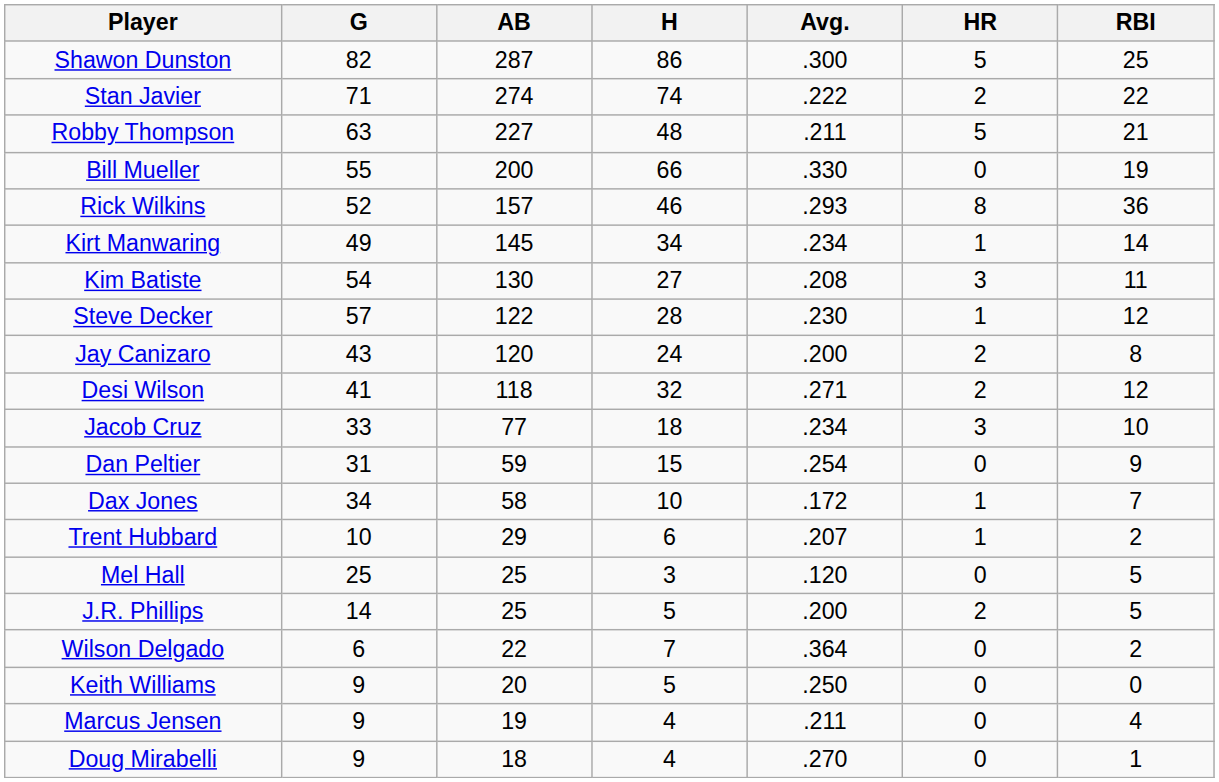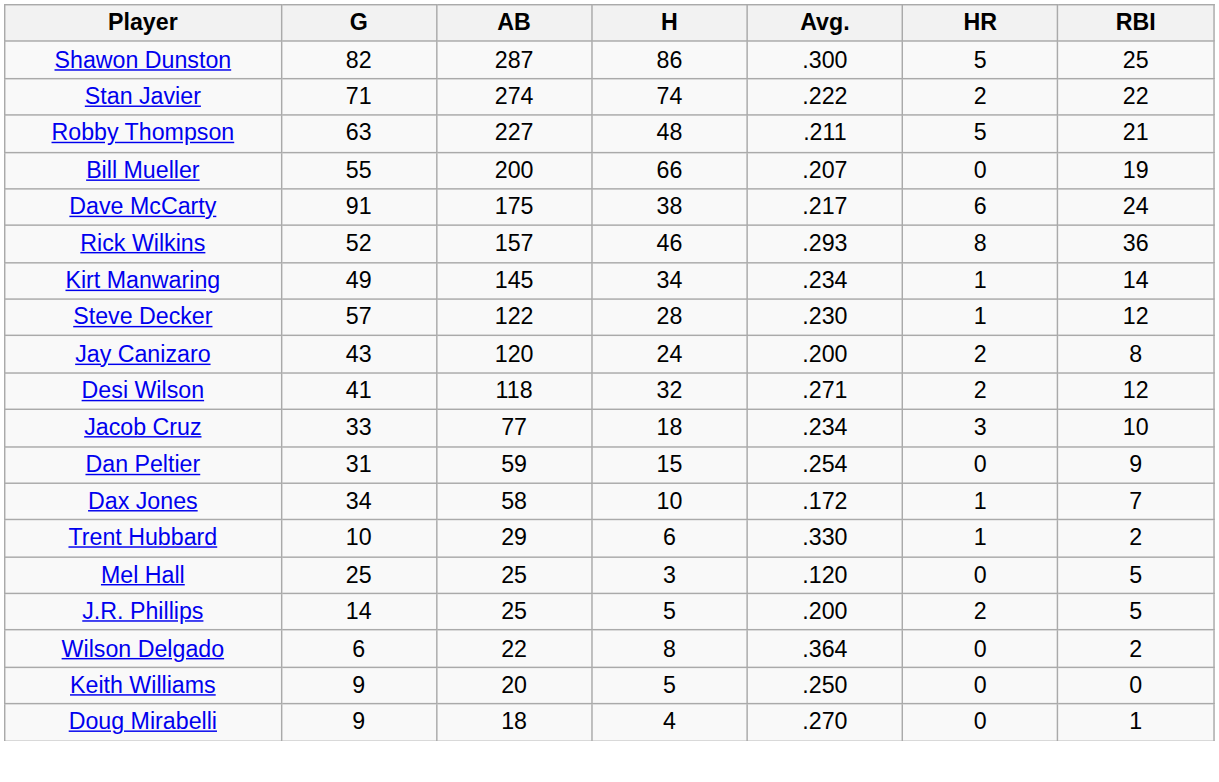(825, 170) .330 -> (825, 170) .207
+ row: (143, 206)
- row: (143, 280)
(825, 538) .207 -> (825, 538) .330
(669, 648) 7 -> (669, 648) 8
- row: (143, 721)
